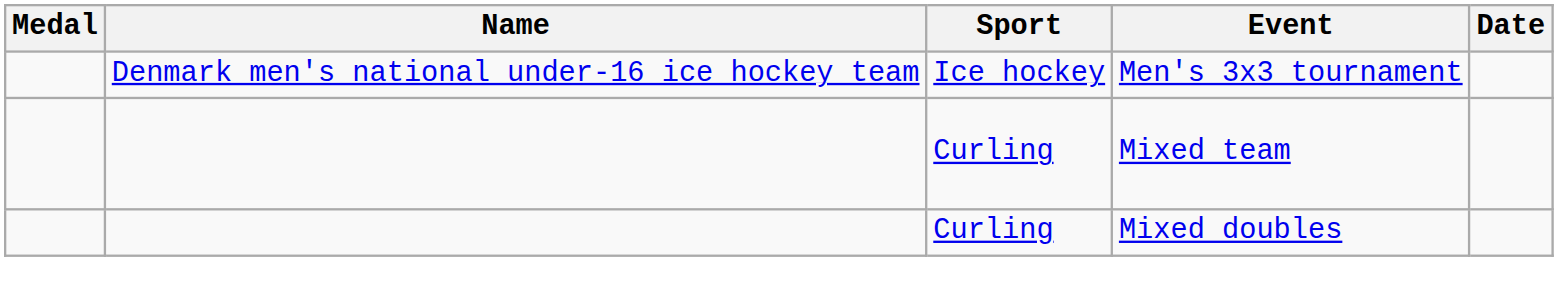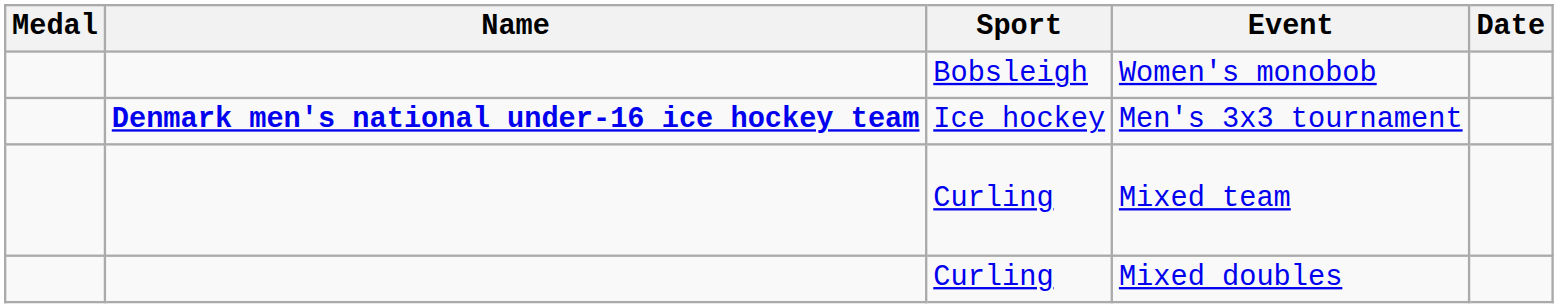+ row: (1248, 75)
(516, 75) normal -> (516, 121) bold
